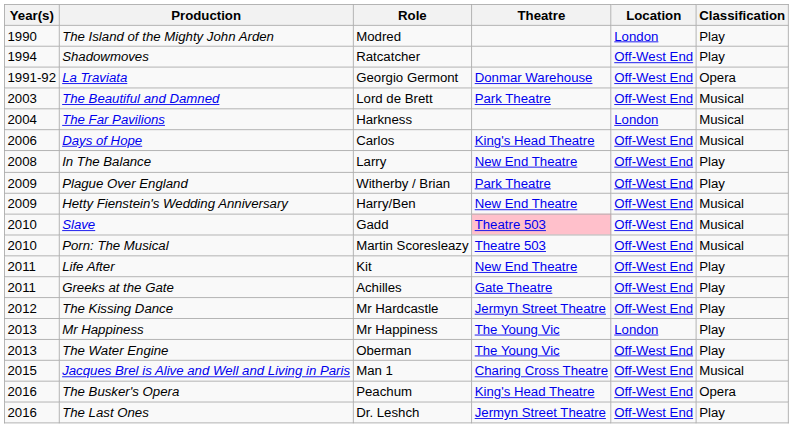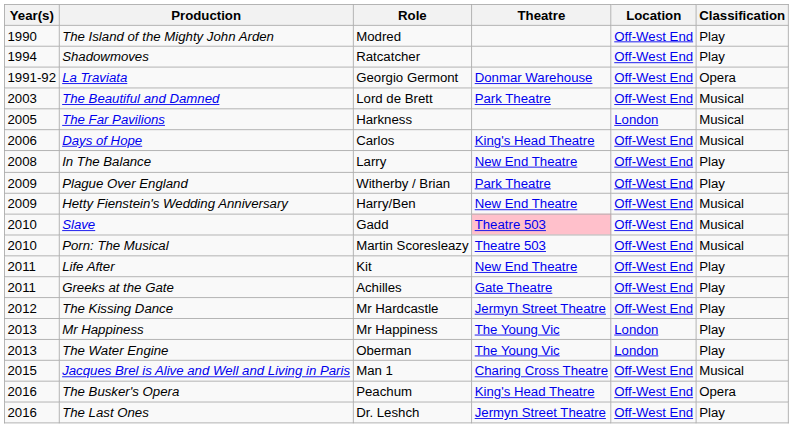(636, 36) London -> (654, 36) Off-West End
(22, 120) 2004 -> (22, 120) 2005
(654, 350) Off-West End -> (636, 350) London
